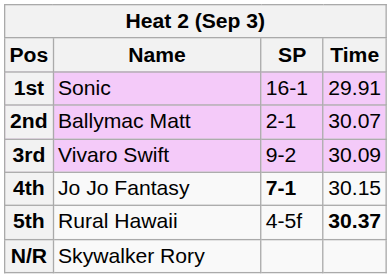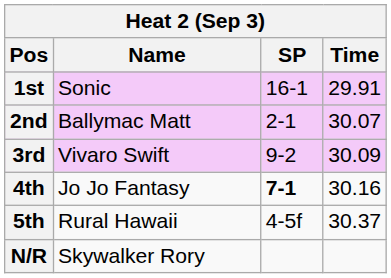(355, 188) 30.15 -> (355, 188) 30.16
(355, 222) bold -> (355, 222) normal
